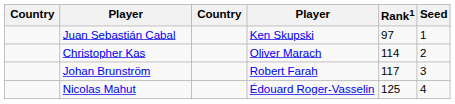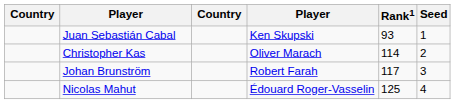(387, 35) 97 -> (387, 35) 93
